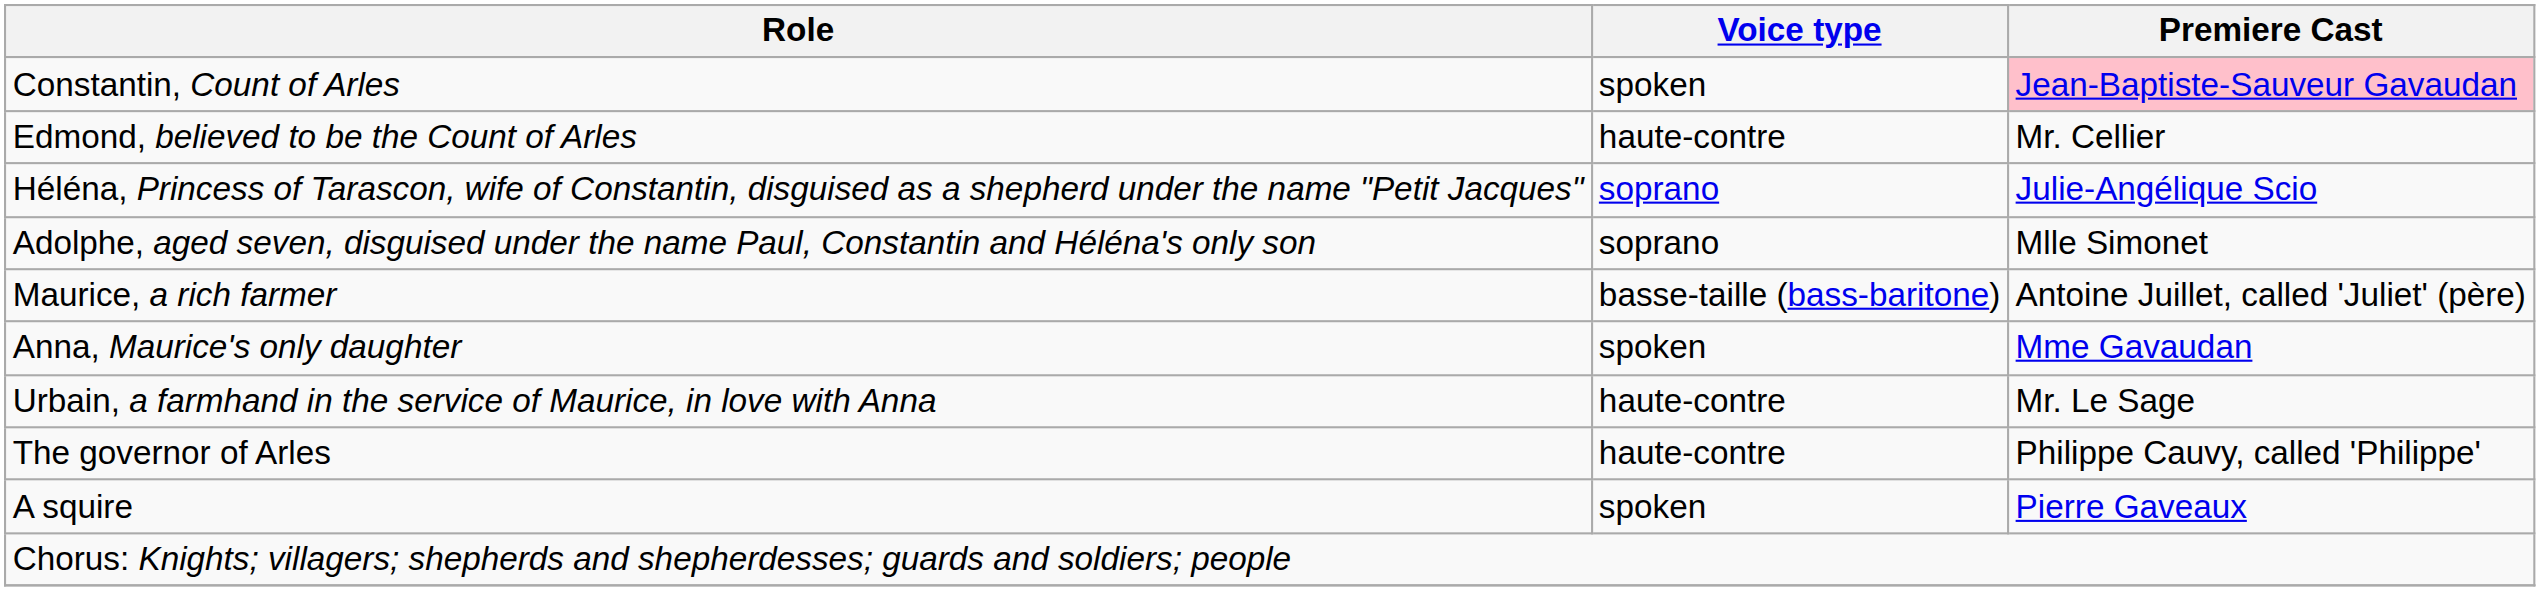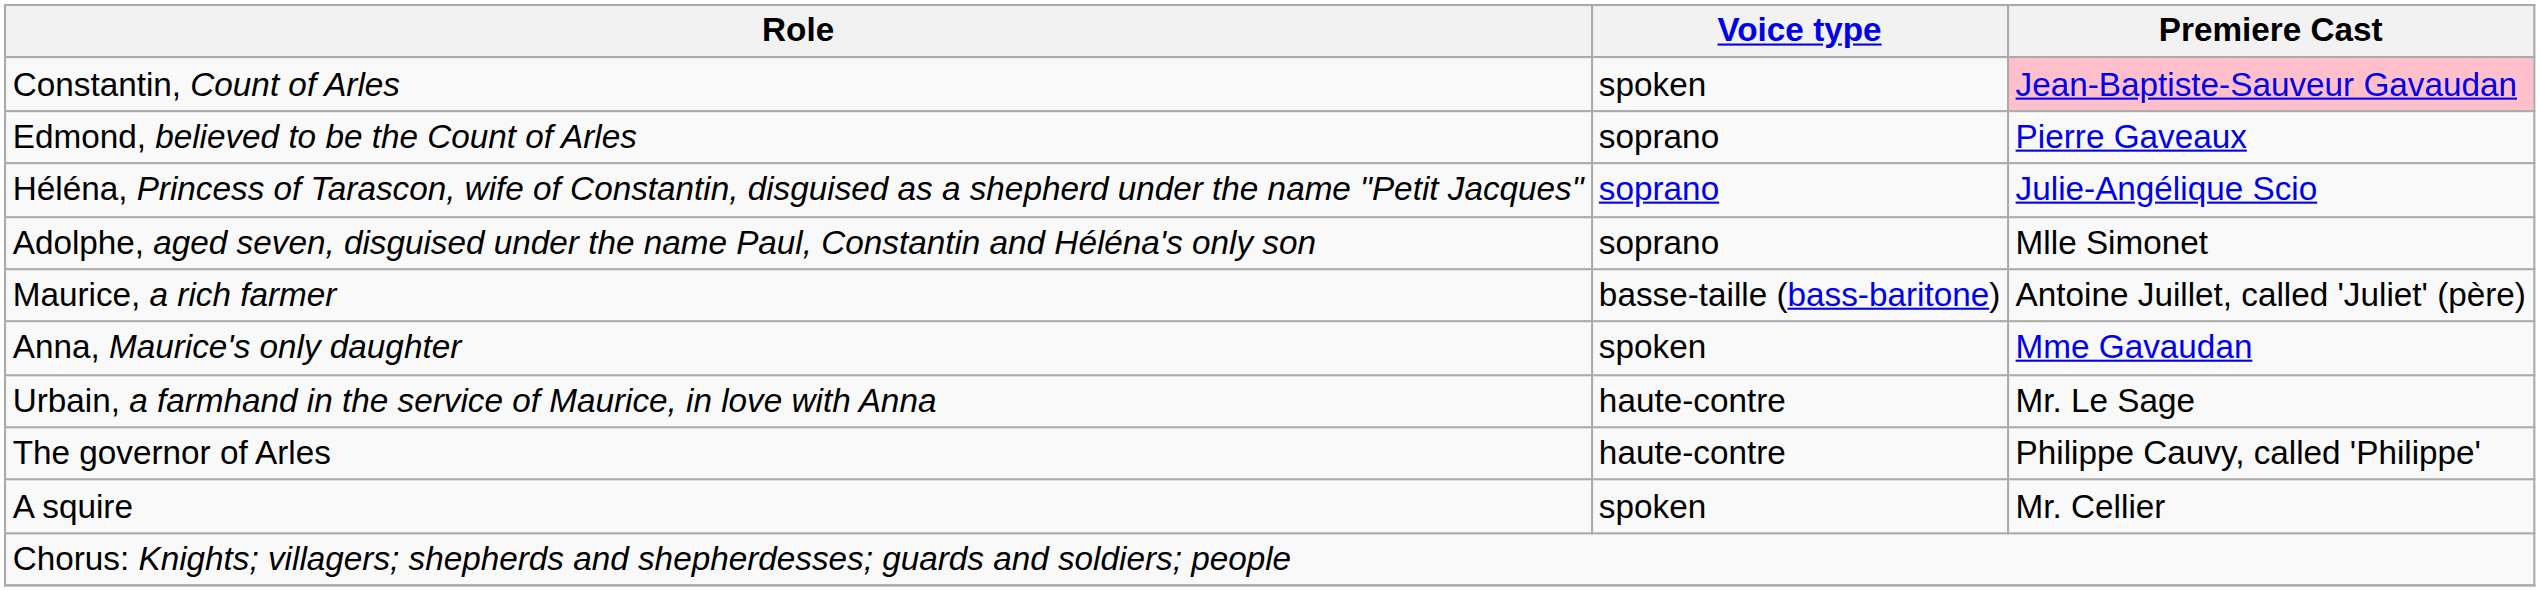(1692, 136) haute-contre -> (1659, 136) soprano
(2091, 136) Mr. Cellier -> (2131, 136) Pierre Gaveaux
(2131, 505) Pierre Gaveaux -> (2091, 505) Mr. Cellier
